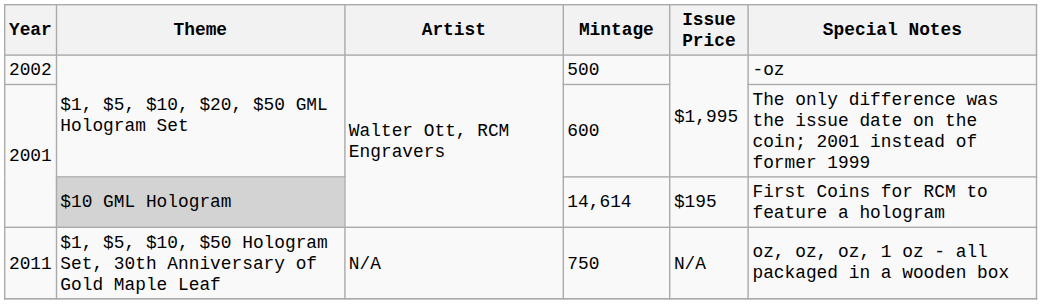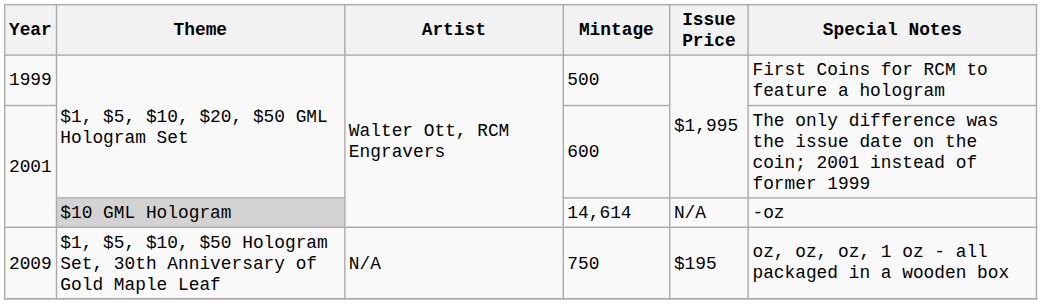(30, 70) 2002 -> (30, 80) 1999
(768, 70) -oz -> (870, 80) First Coins for RCM to feature a hologram
(695, 202) $195 -> (690, 213) N/A
(870, 202) First Coins for RCM to feature a hologram -> (768, 213) -oz
(30, 263) 2011 -> (30, 263) 2009
(690, 263) N/A -> (695, 263) $195
